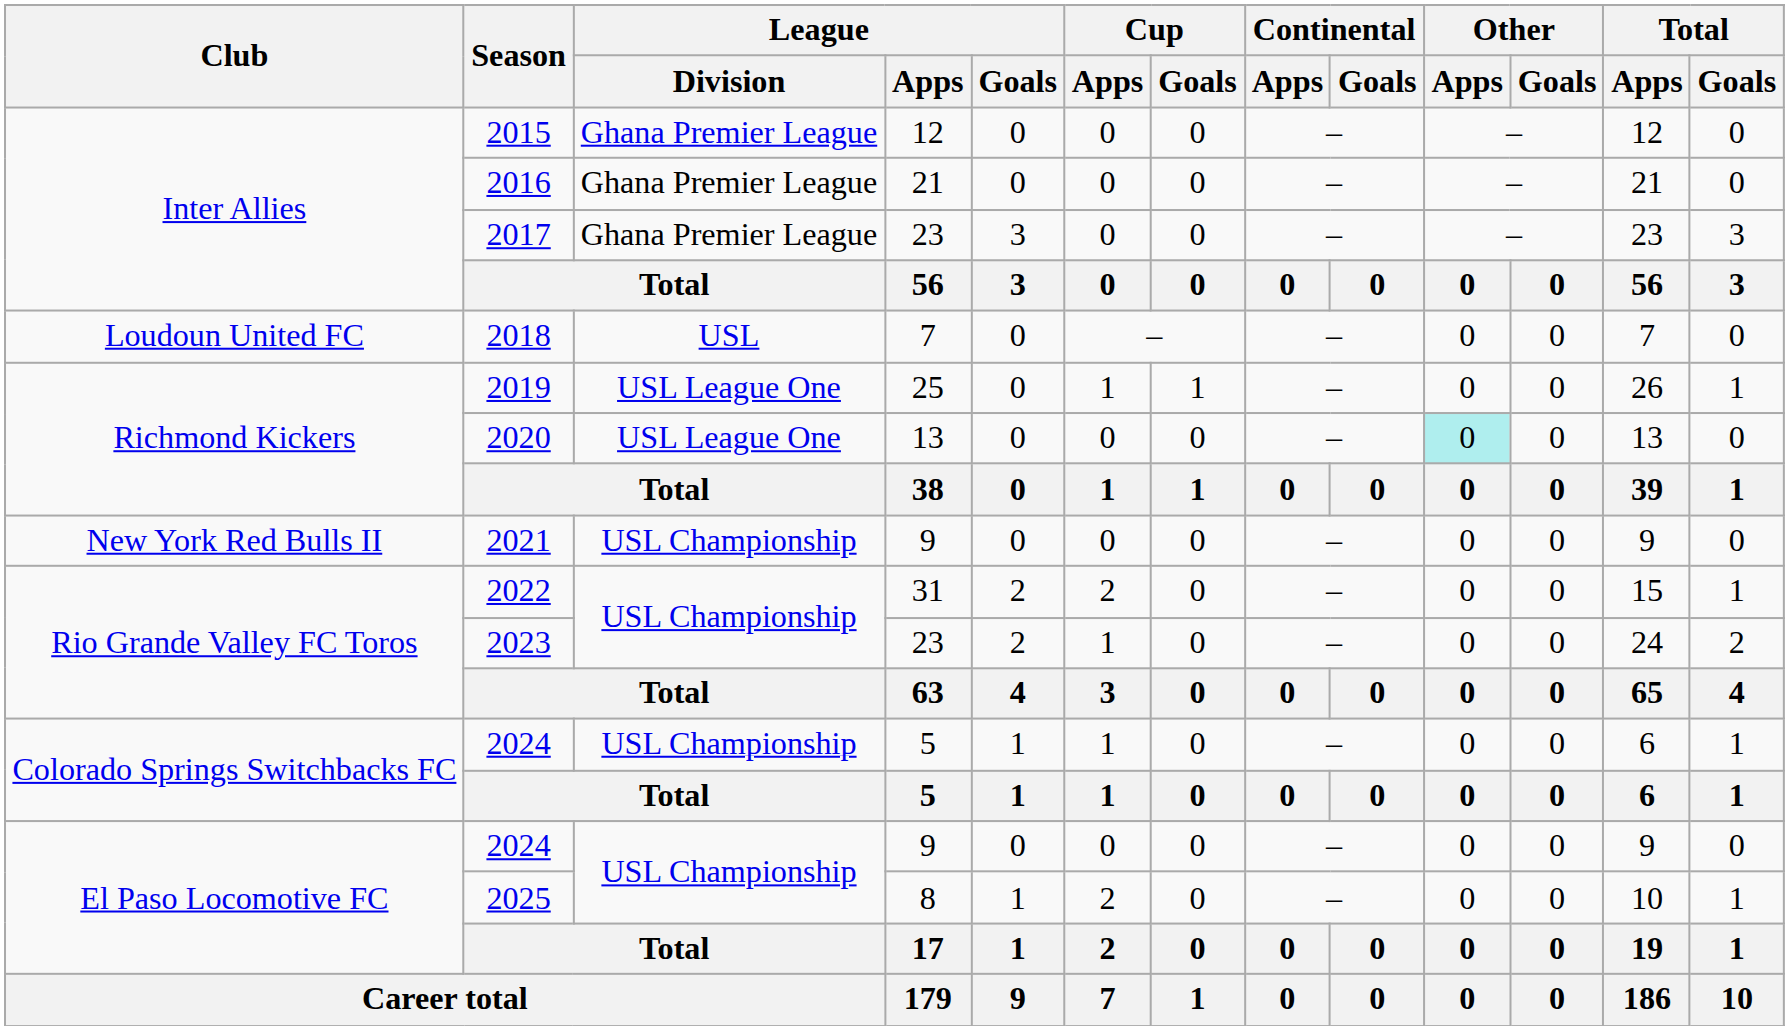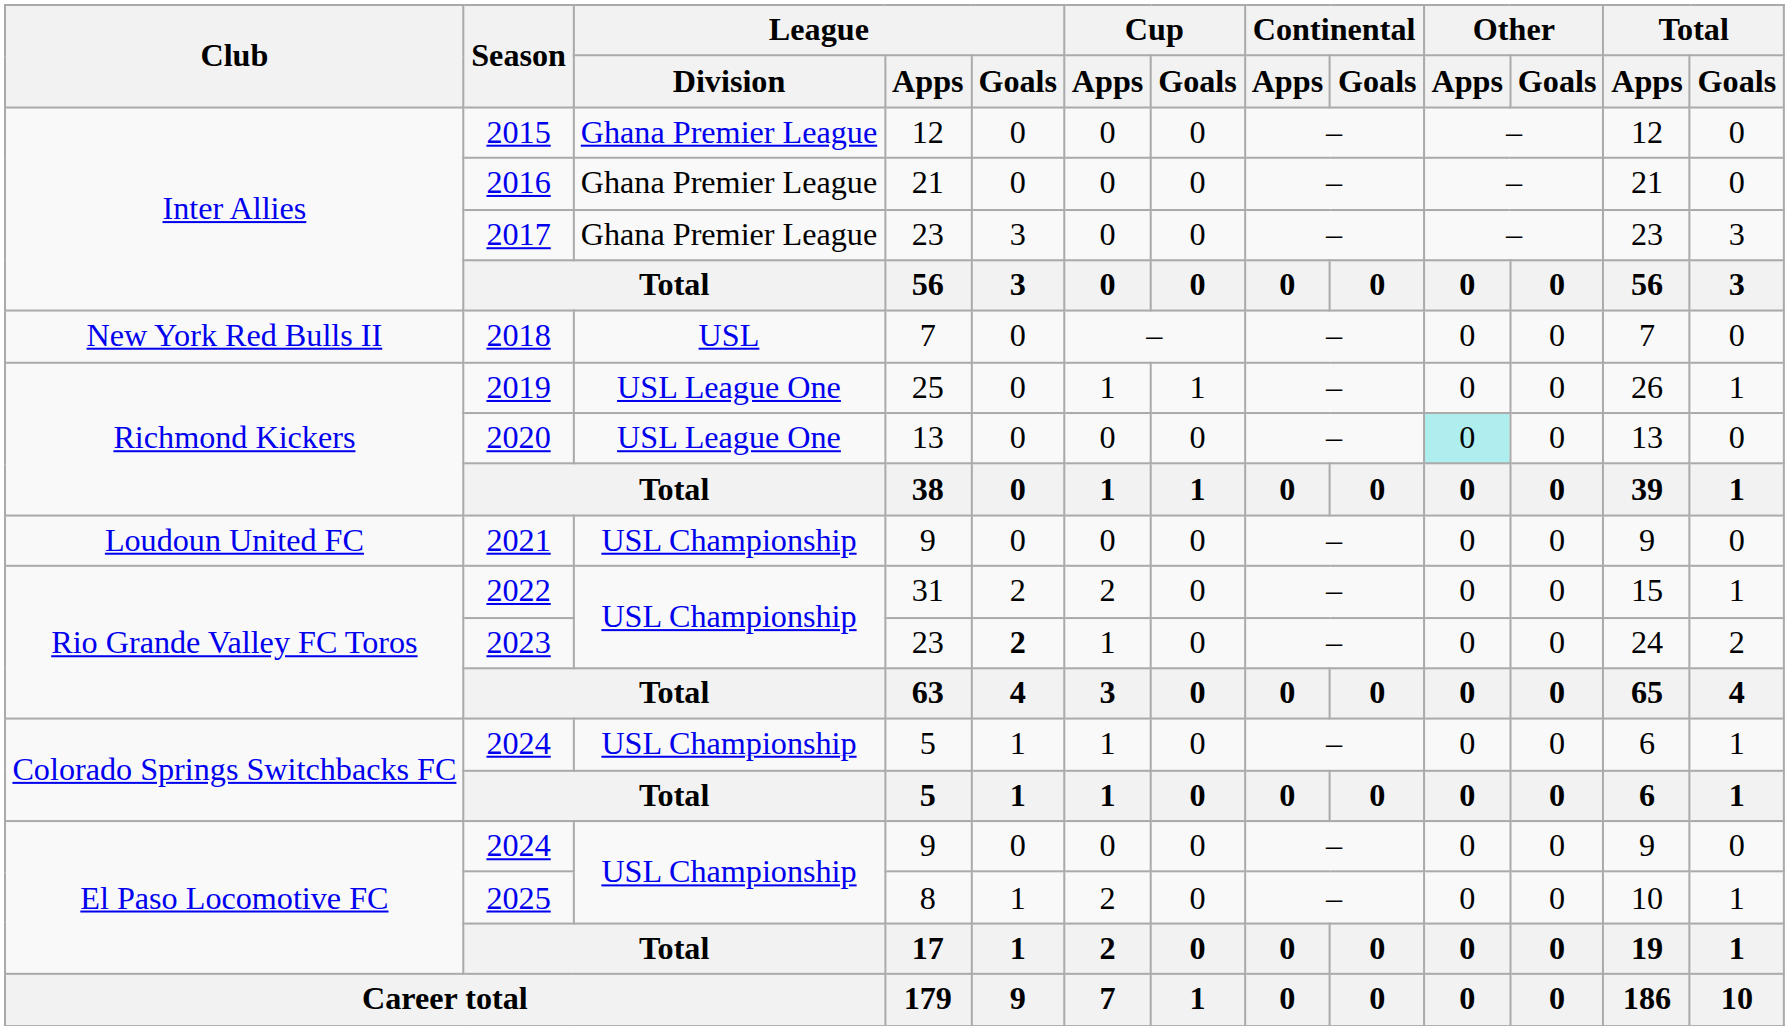(234, 336) Loudoun United FC -> (234, 336) New York Red Bulls II
(234, 540) New York Red Bulls II -> (234, 540) Loudoun United FC
(1018, 642) normal -> (1018, 642) bold
